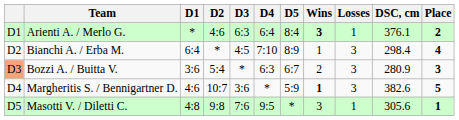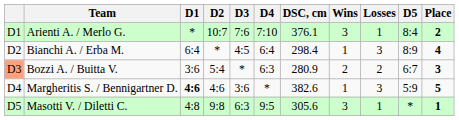columns swapped: (292, 13) <-> (397, 13)
(217, 32) 4:6 -> (217, 32) 10:7
(242, 32) 6:3 -> (242, 32) 7:6
(267, 32) 6:4 -> (267, 32) 7:10
(319, 32) bold -> (345, 32) normal
(267, 50) 7:10 -> (267, 50) 6:4
(354, 69) 3 -> (379, 69) 2
(192, 87) normal -> (192, 87) bold
(217, 87) 10:7 -> (217, 87) 4:6
(319, 87) bold -> (345, 87) normal
(242, 106) 7:6 -> (242, 106) 6:3
